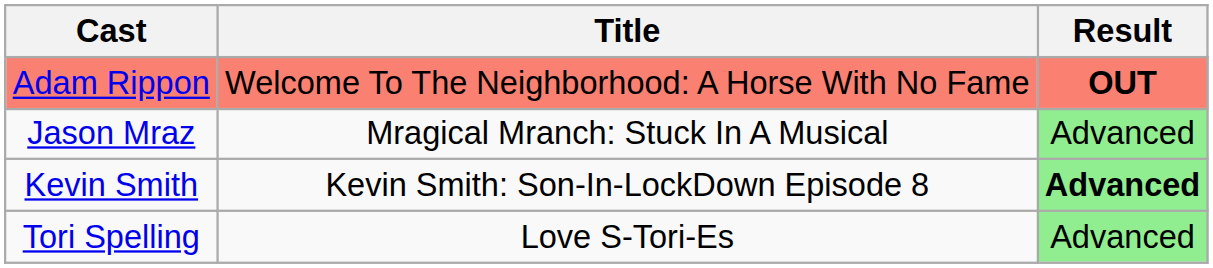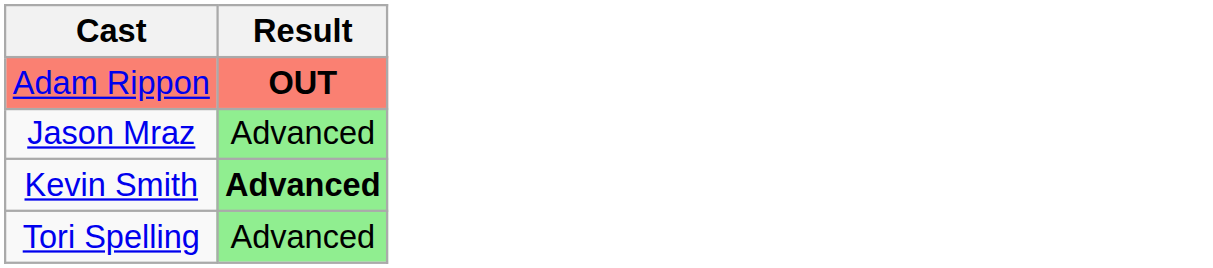- column: (627, 31)
